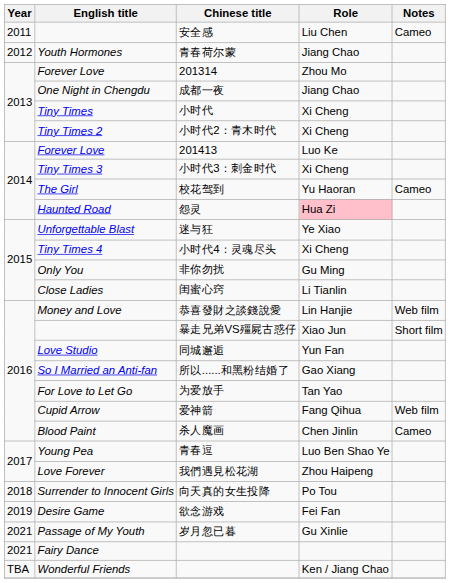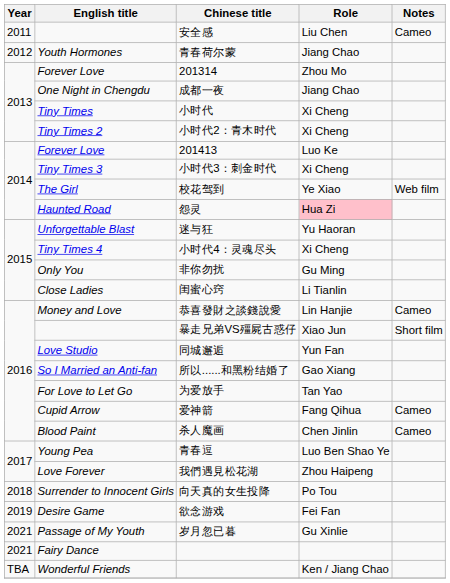(329, 189) Yu Haoran -> (321, 189) Ye Xiao
(413, 189) Cameo -> (417, 189) Web film
(321, 229) Ye Xiao -> (329, 229) Yu Haoran
(417, 310) Web film -> (413, 310) Cameo
(417, 411) Web film -> (413, 411) Cameo
